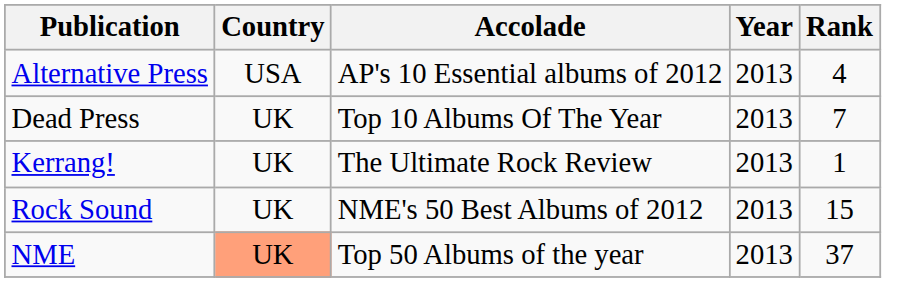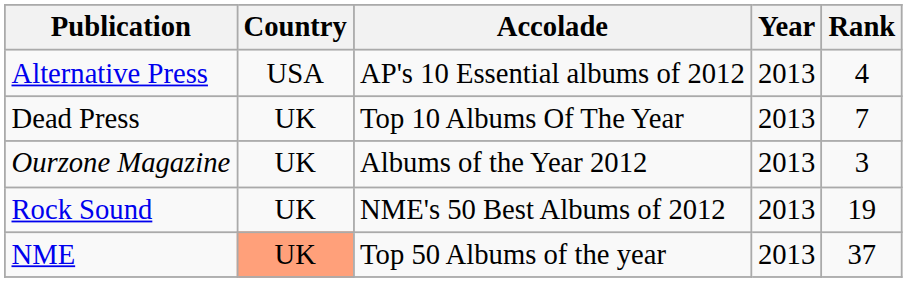- row: (63, 163)
+ row: (121, 163)
(840, 208) 15 -> (862, 208) 19
